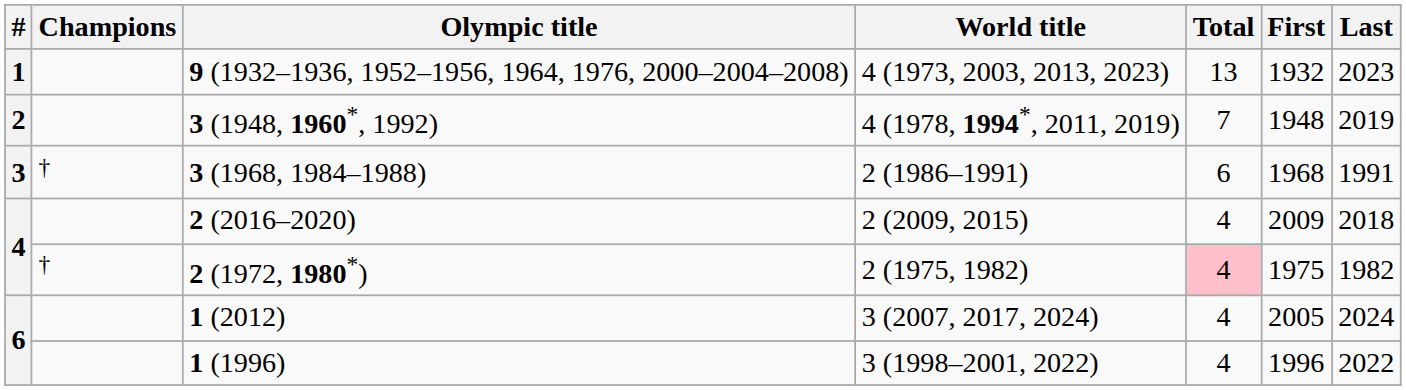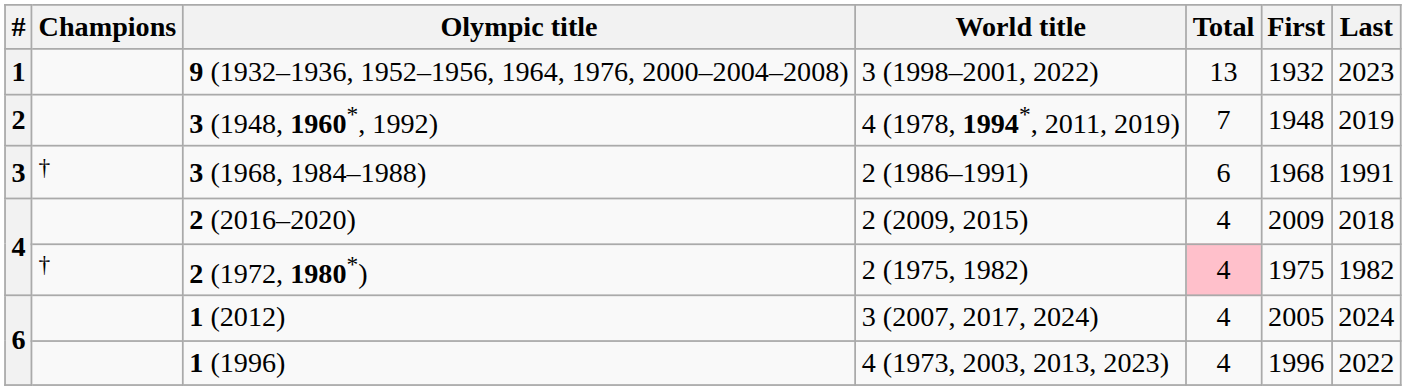(1015, 71) 4 (1973, 2003, 2013, 2023) -> (980, 71) 3 (1998–2001, 2022)
(980, 362) 3 (1998–2001, 2022) -> (1015, 362) 4 (1973, 2003, 2013, 2023)
